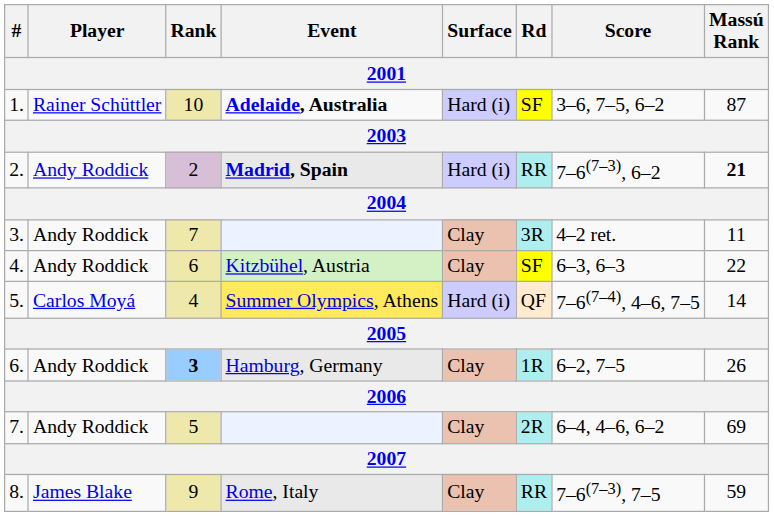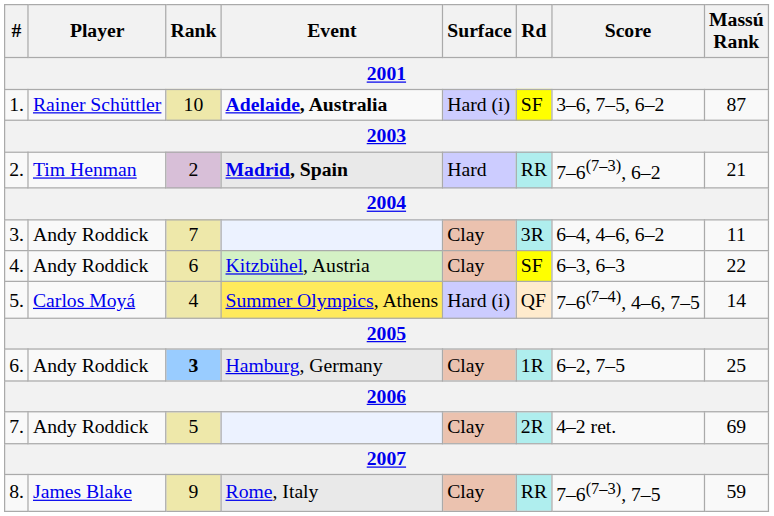(91, 169) Andy Roddick -> (85, 169) Tim Henman
(479, 169) Hard (i) -> (467, 169) Hard
(736, 169) bold -> (736, 169) normal
(586, 234) 4–2 ret. -> (610, 234) 6–4, 4–6, 6–2
(736, 365) 26 -> (736, 365) 25
(610, 427) 6–4, 4–6, 6–2 -> (586, 427) 4–2 ret.
